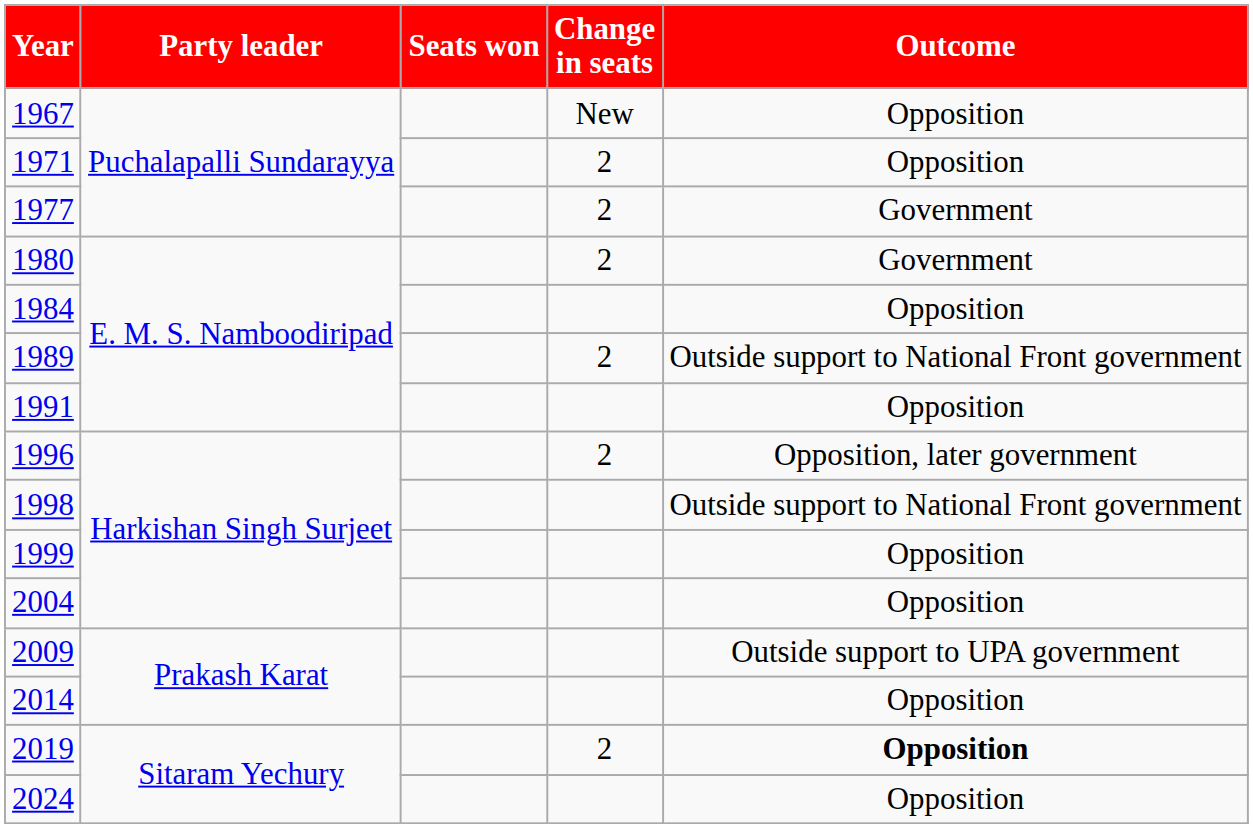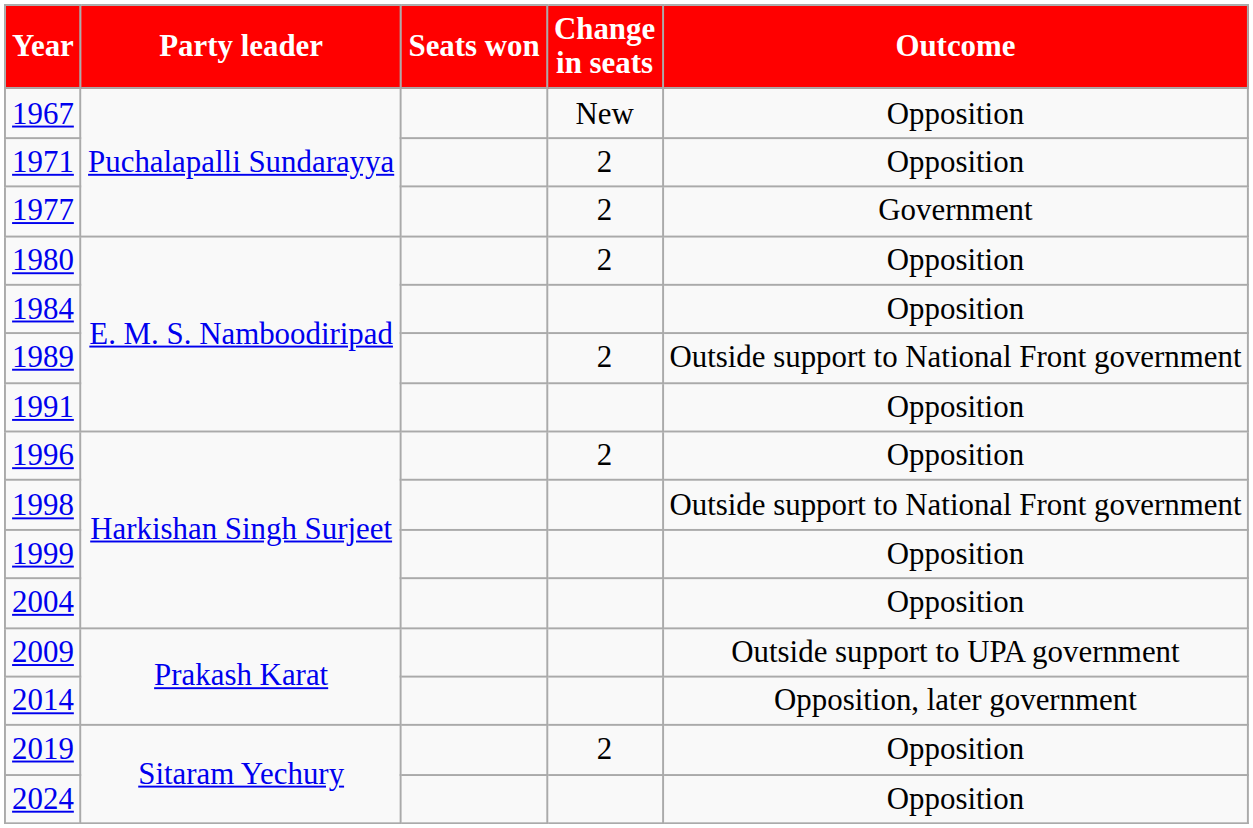(955, 259) Government -> (955, 259) Opposition
(955, 455) Opposition, later government -> (955, 455) Opposition
(955, 700) Opposition -> (955, 700) Opposition, later government
(955, 749) bold -> (955, 749) normal
